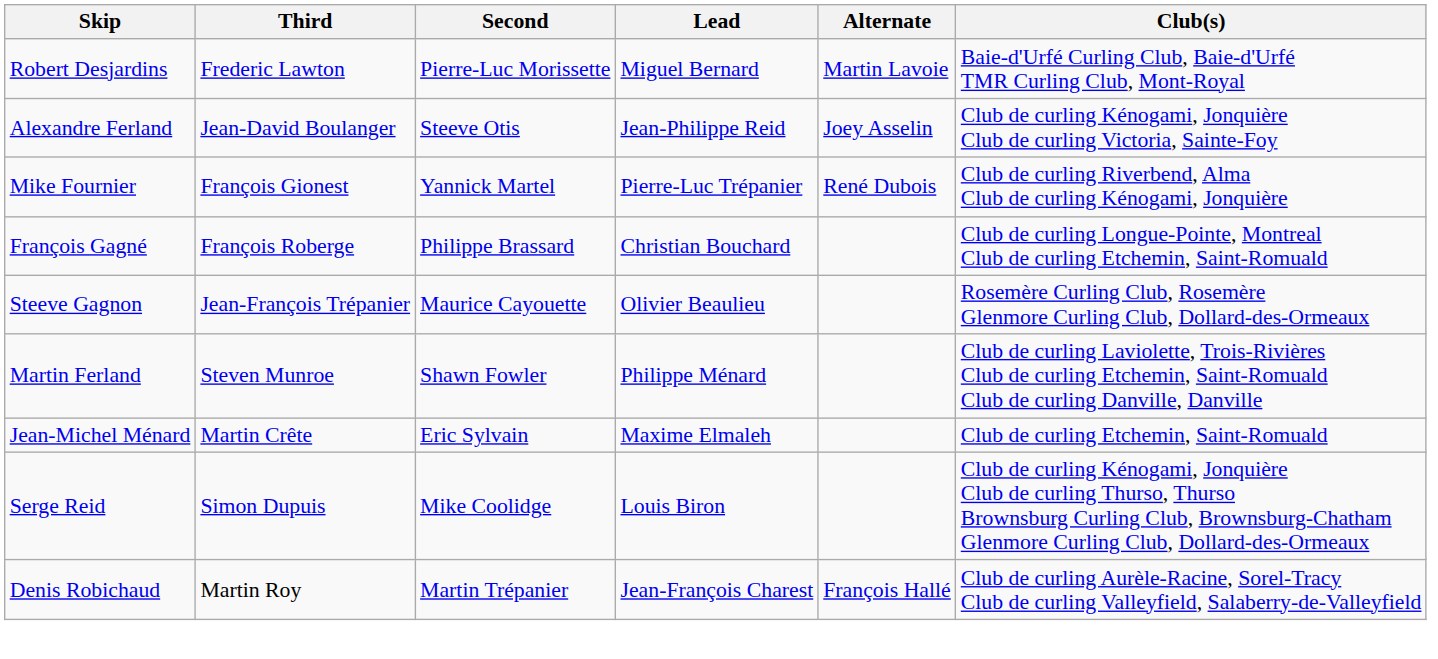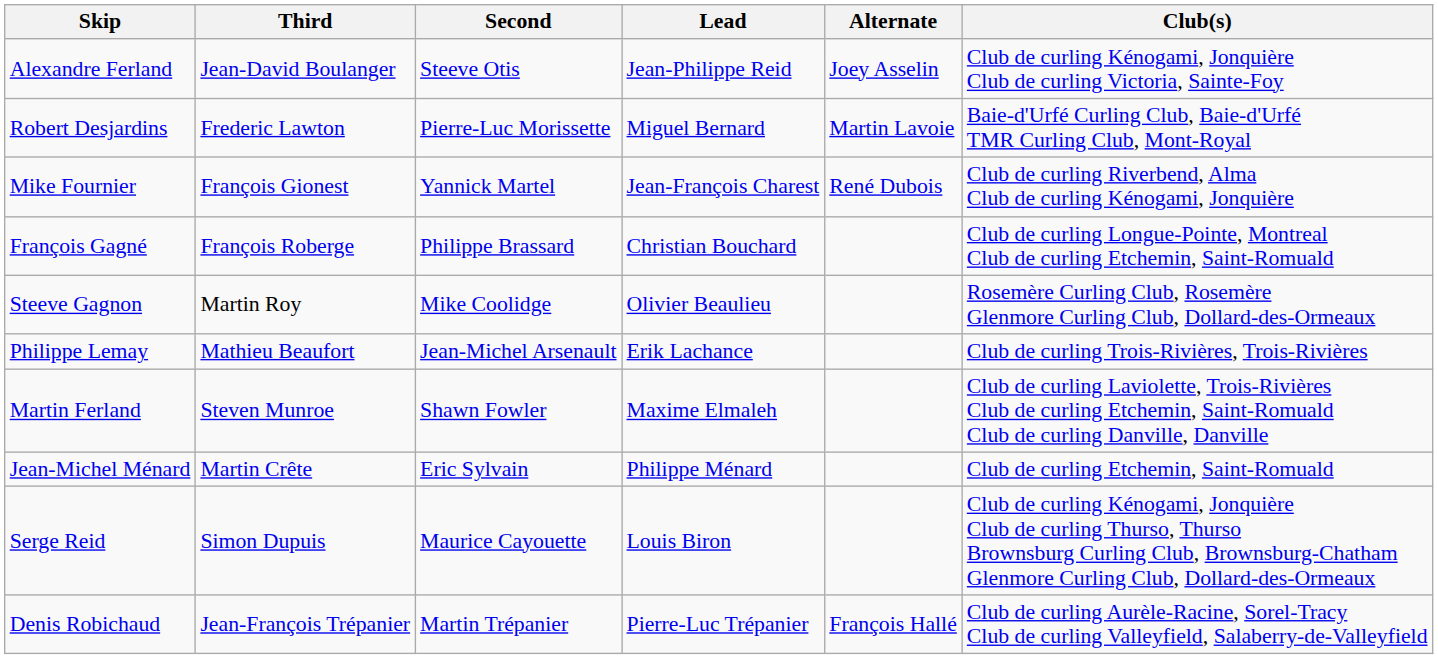rows swapped: (91, 127) <-> (89, 68)
(711, 186) Pierre-Luc Trépanier -> (723, 186) Jean-François Charest
(305, 304) Jean-François Trépanier -> (251, 304) Martin Roy
(503, 304) Maurice Cayouette -> (486, 304) Mike Coolidge
+ row: (79, 351)
(693, 375) Philippe Ménard -> (702, 410) Maxime Elmaleh
(696, 434) Maxime Elmaleh -> (699, 469) Philippe Ménard
(486, 505) Mike Coolidge -> (503, 540) Maurice Cayouette
(251, 589) Martin Roy -> (305, 623) Jean-François Trépanier
(717, 589) Jean-François Charest -> (717, 623) Pierre-Luc Trépanier
